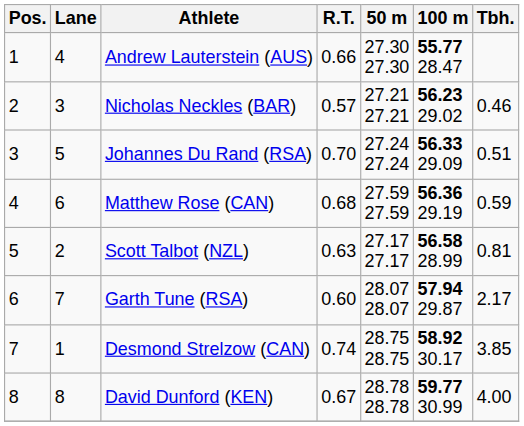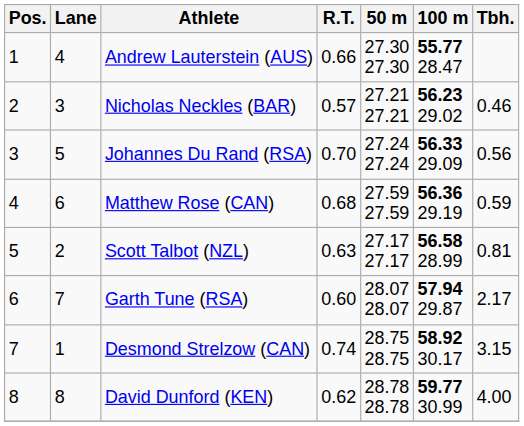(494, 154) 0.51 -> (494, 154) 0.56
(494, 348) 3.85 -> (494, 348) 3.15
(339, 397) 0.67 -> (339, 397) 0.62
